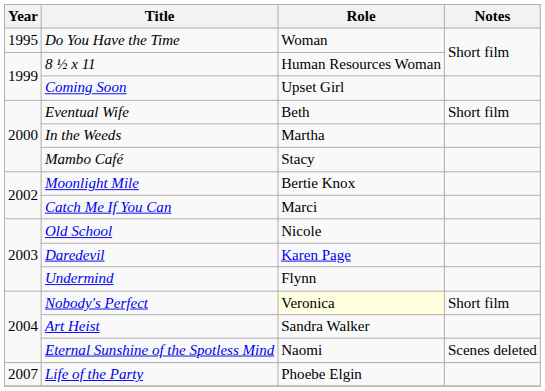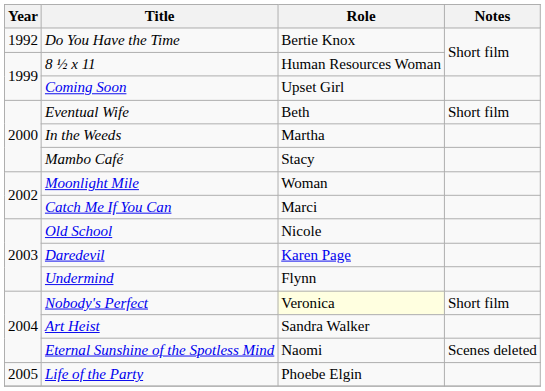(23, 40) 1995 -> (23, 40) 1992
(304, 40) Woman -> (318, 40) Bertie Knox
(318, 183) Bertie Knox -> (304, 183) Woman
(23, 374) 2007 -> (23, 374) 2005
